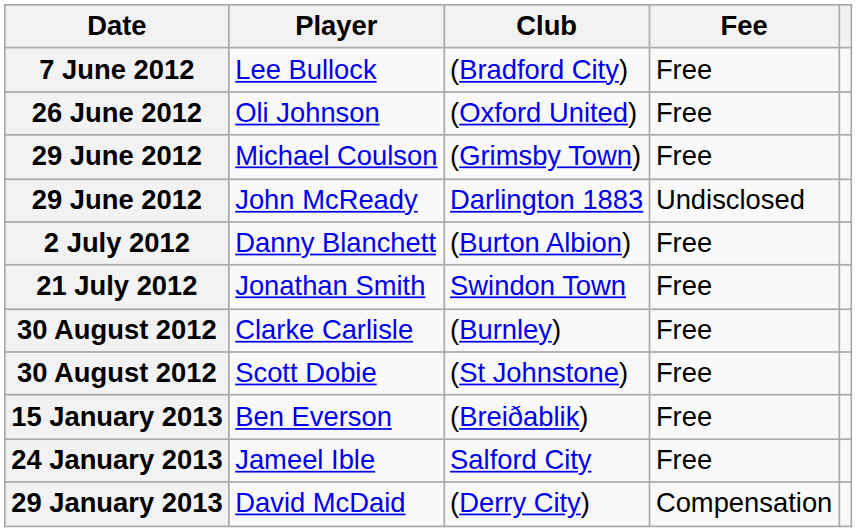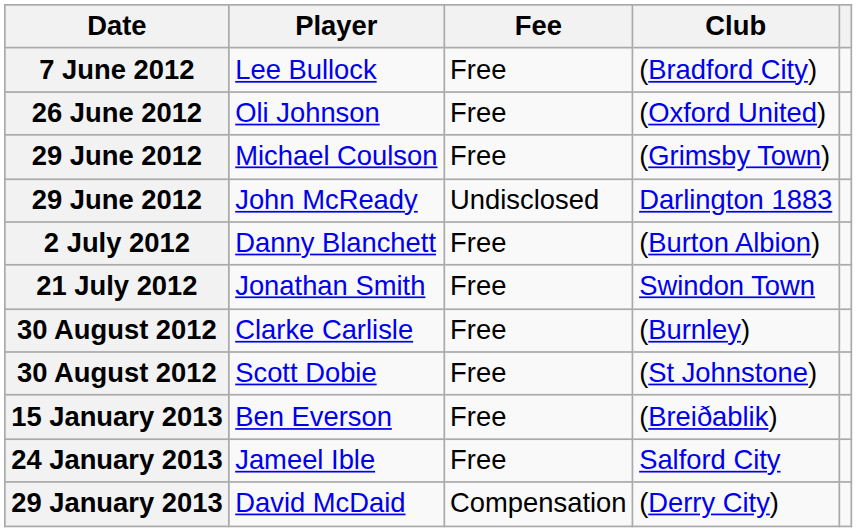columns swapped: (547, 26) <-> (744, 26)
